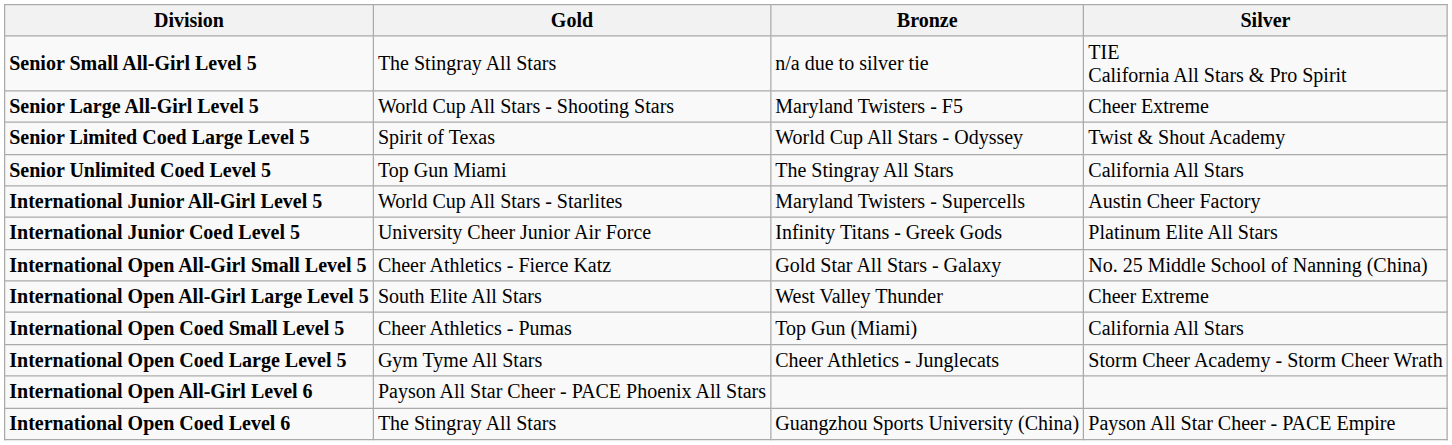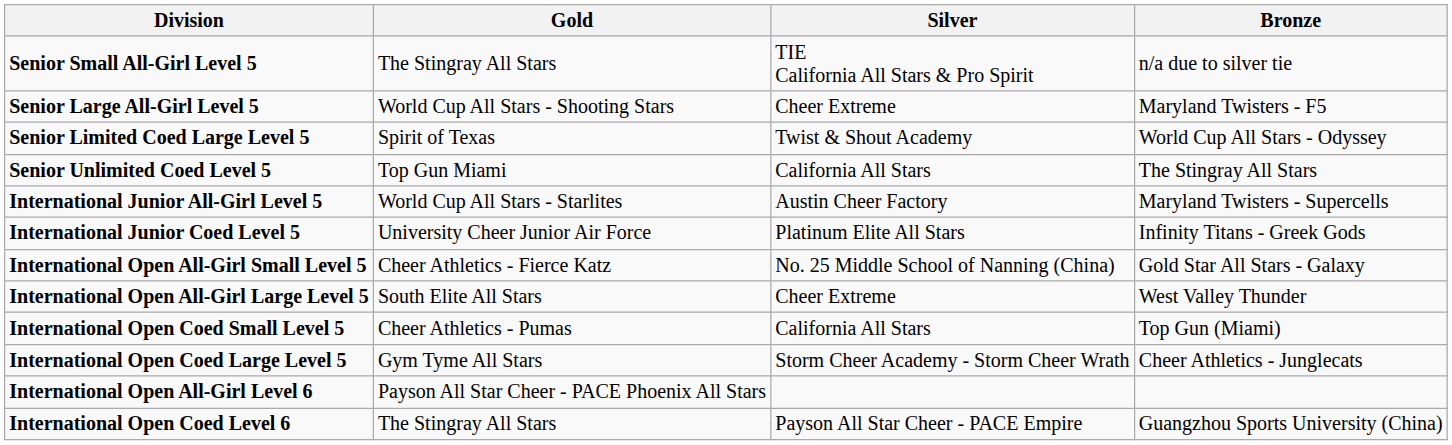columns swapped: (1265, 20) <-> (927, 20)
